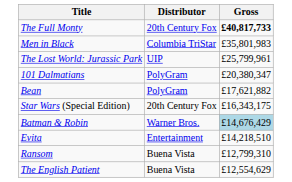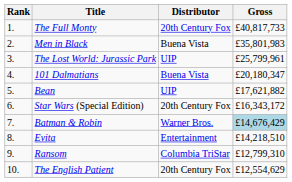+ column: (18, 12)
(246, 28) bold -> (260, 28) normal
(181, 43) Columbia TriStar -> (185, 43) Buena Vista
(167, 75) PolyGram -> (185, 75) Buena Vista
(246, 75) £20,380,347 -> (260, 75) £20,180,347
(167, 91) PolyGram -> (169, 91) UIP
(246, 106) £16,343,175 -> (260, 106) £16,343,172
(171, 153) Buena Vista -> (195, 153) Columbia TriStar
(171, 169) Buena Vista -> (196, 169) 20th Century Fox
